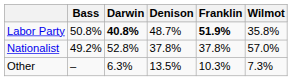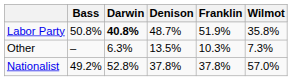(215, 31) bold -> (215, 31) normal
rows swapped: (33, 48) <-> (21, 66)
